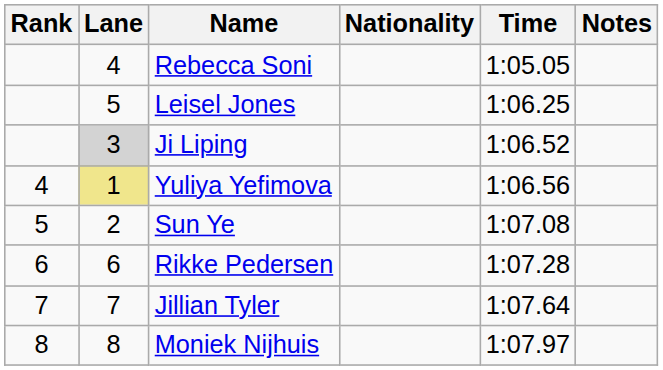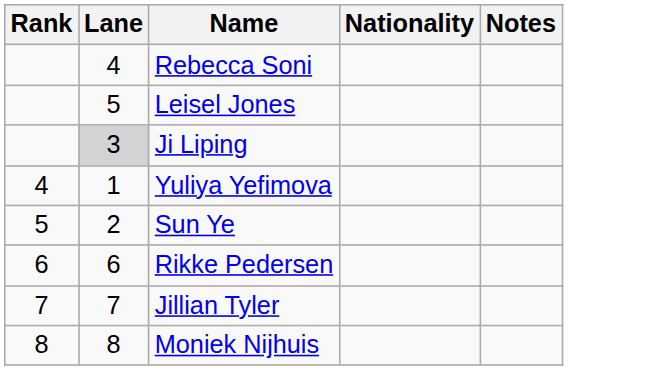- column: (528, 24)
(114, 184) khaki background -> (114, 184) no background
